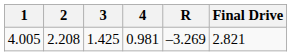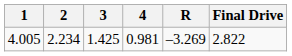(64, 39) 2.208 -> (64, 39) 2.234
(229, 39) 2.821 -> (229, 39) 2.822
